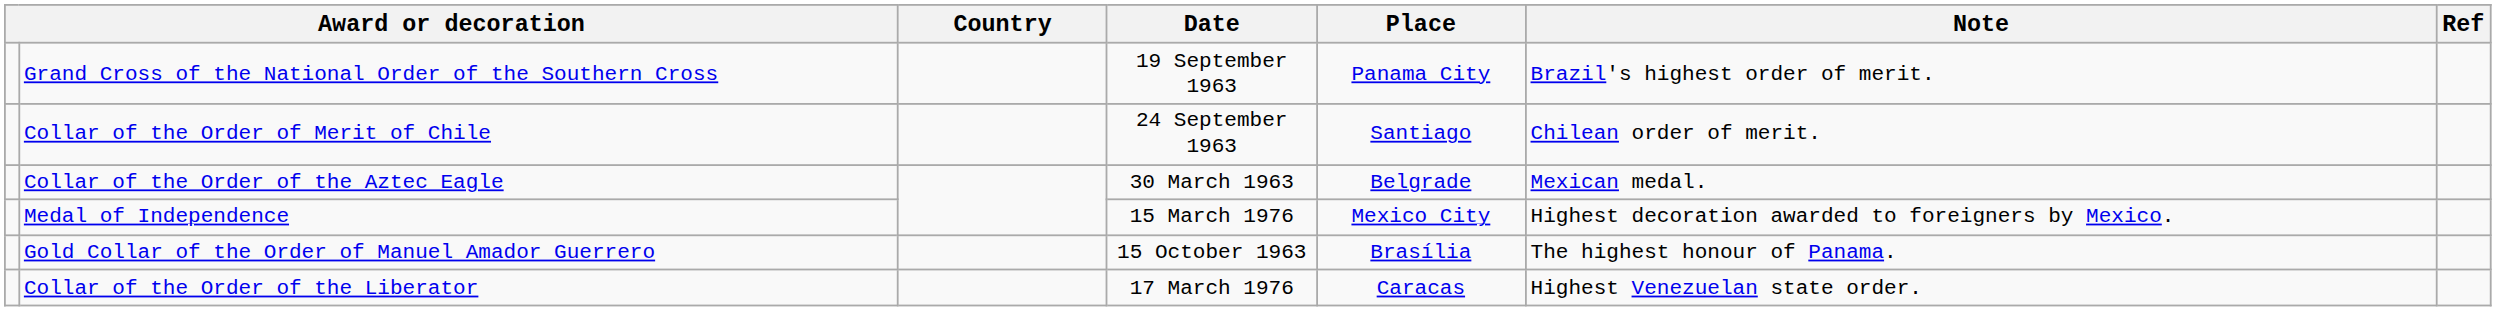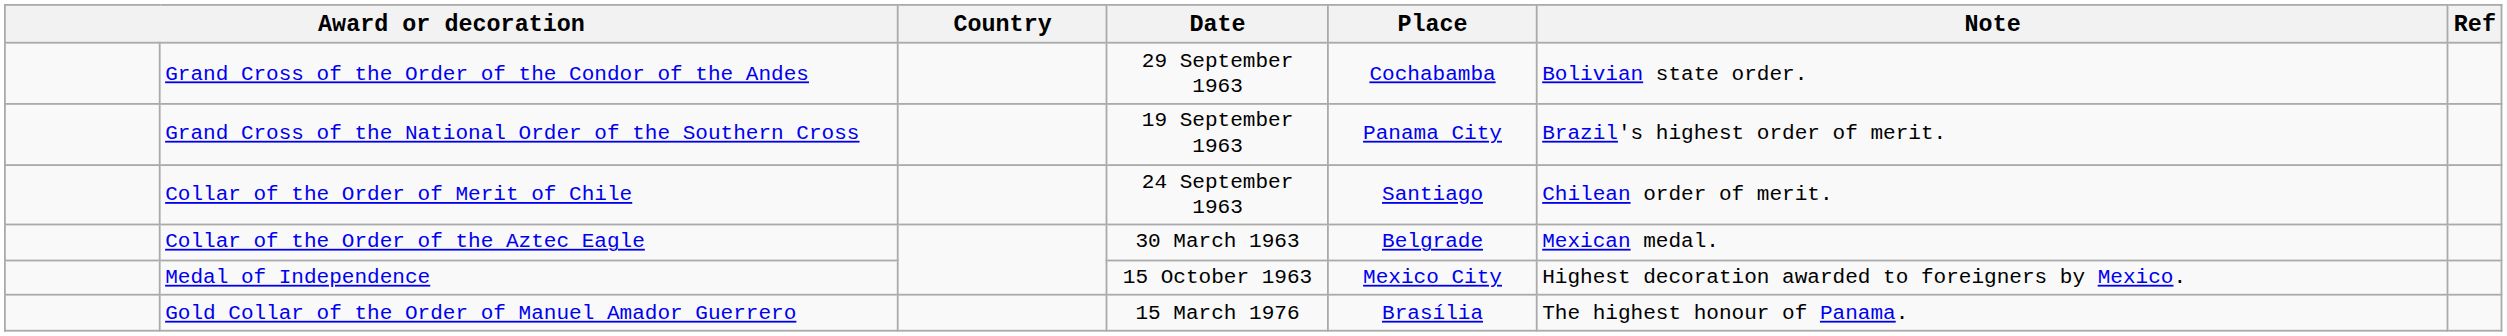+ row: (487, 73)
(1212, 217) 15 March 1976 -> (1218, 278) 15 October 1963
(1212, 253) 15 October 1963 -> (1218, 313) 15 March 1976
- row: (251, 288)
